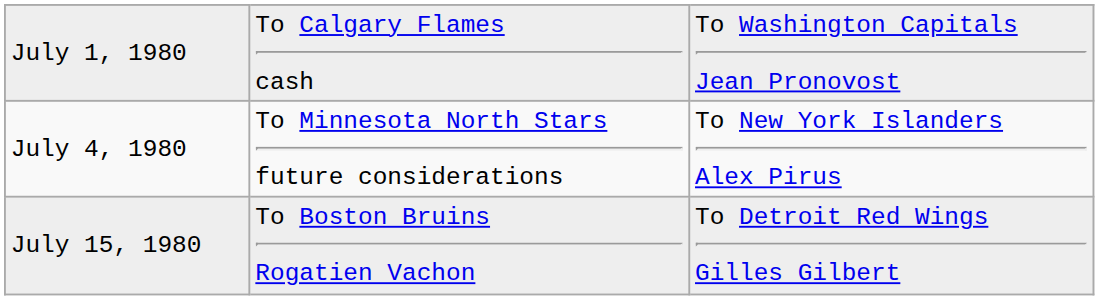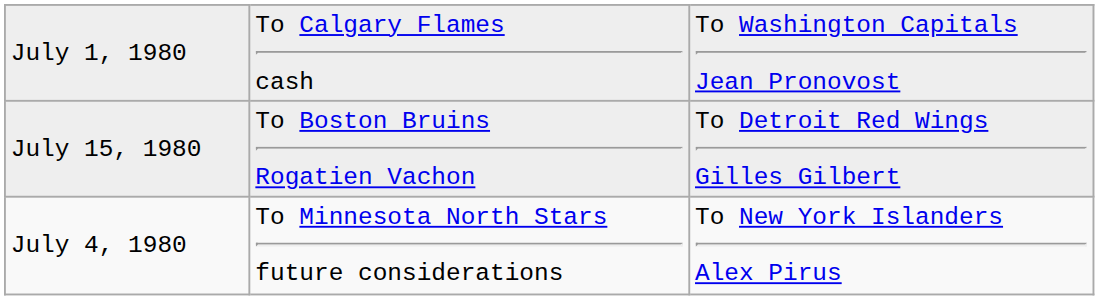rows swapped: (99, 149) <-> (106, 246)
